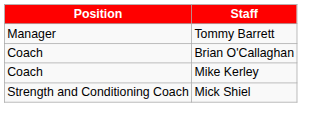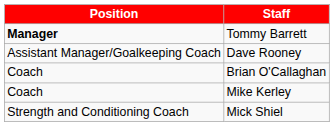(32, 33) normal -> (33, 33) bold
+ row: (264, 53)
